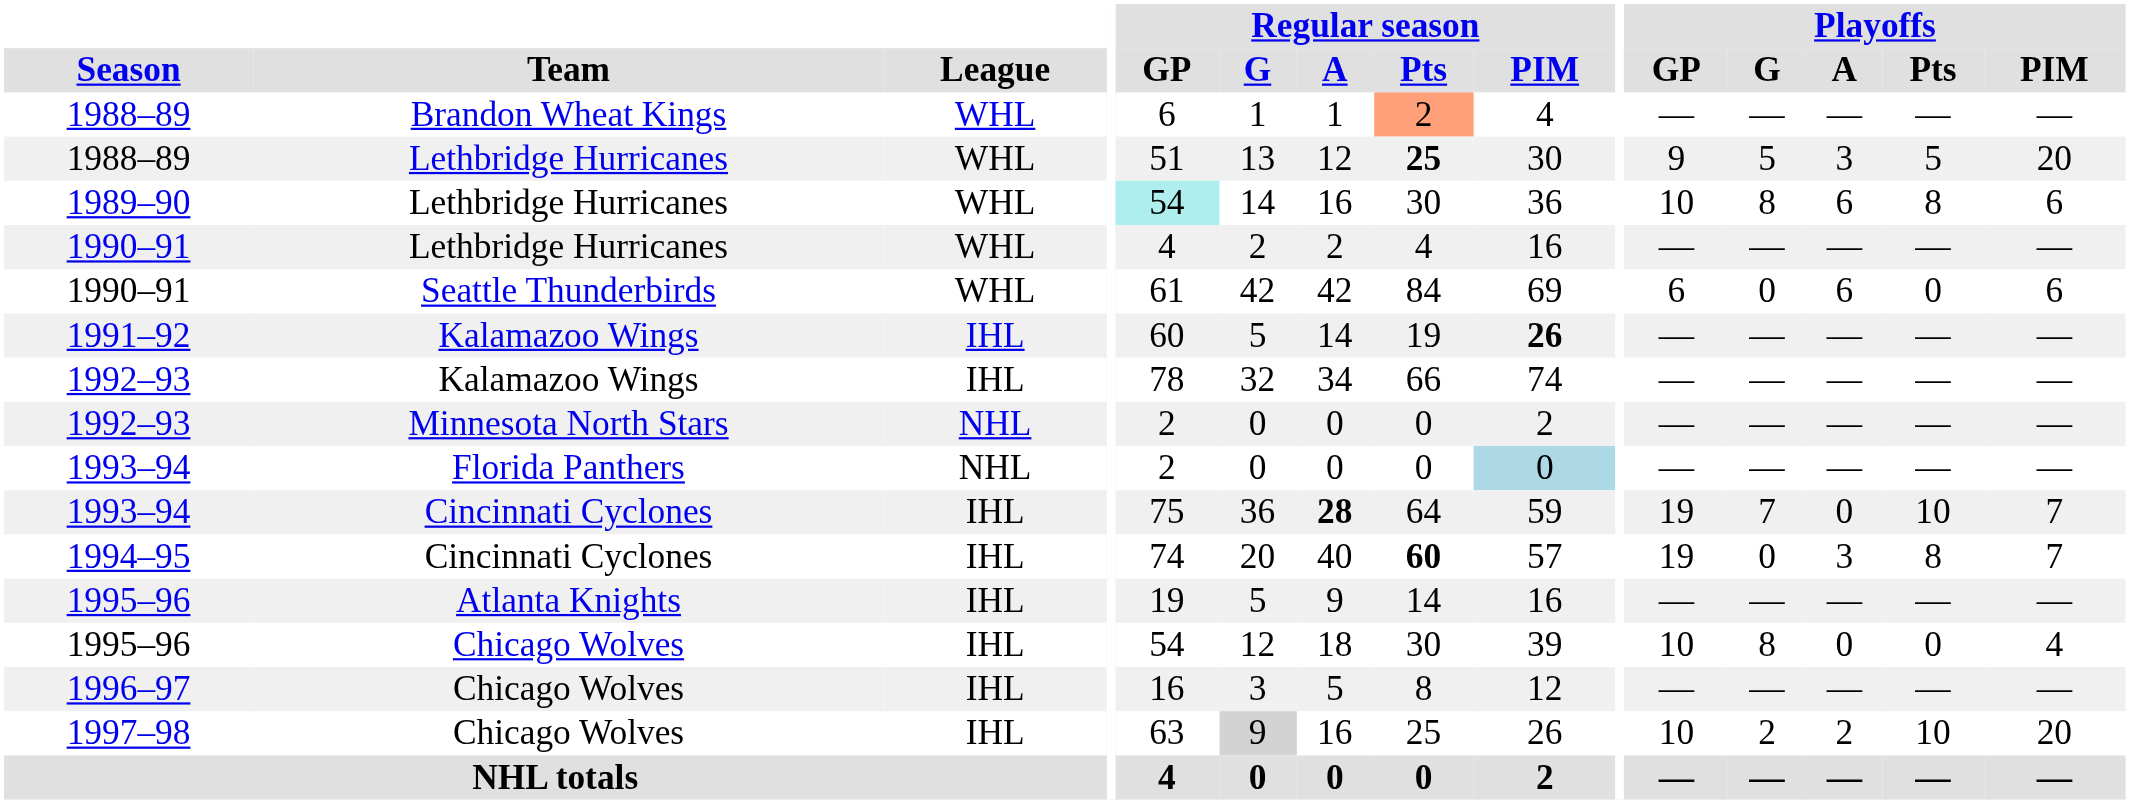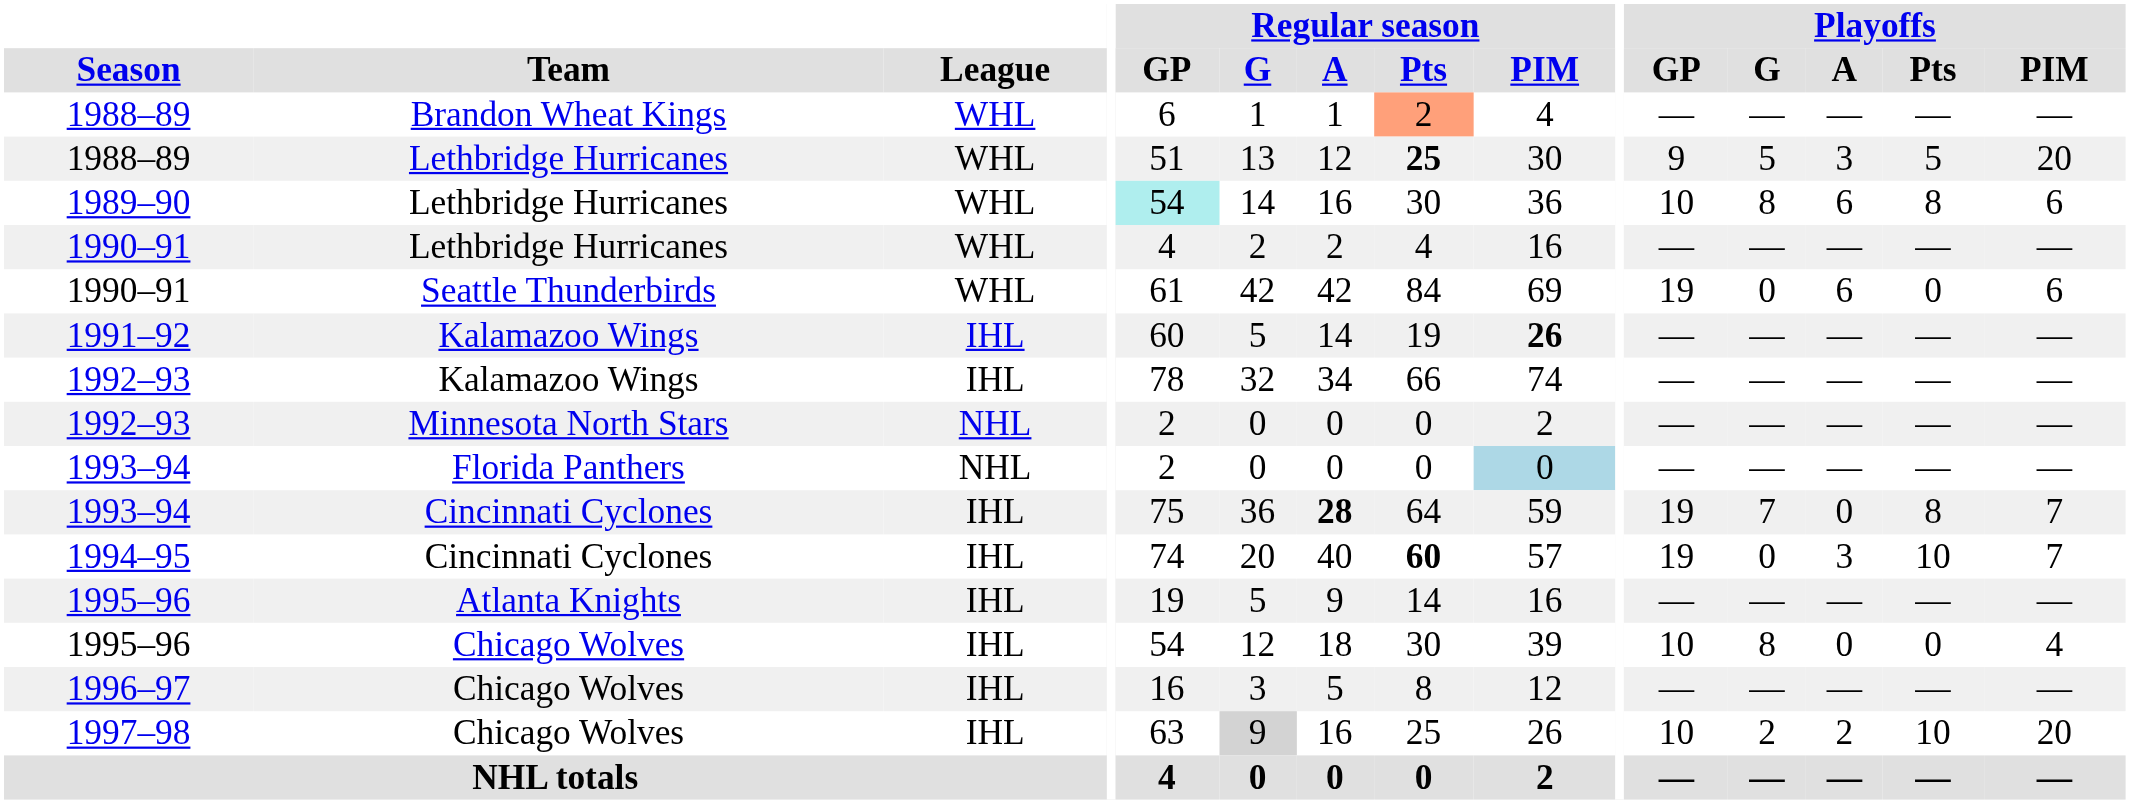(1676, 290) 6 -> (1676, 290) 19
(1933, 511) 10 -> (1933, 511) 8
(1933, 555) 8 -> (1933, 555) 10
